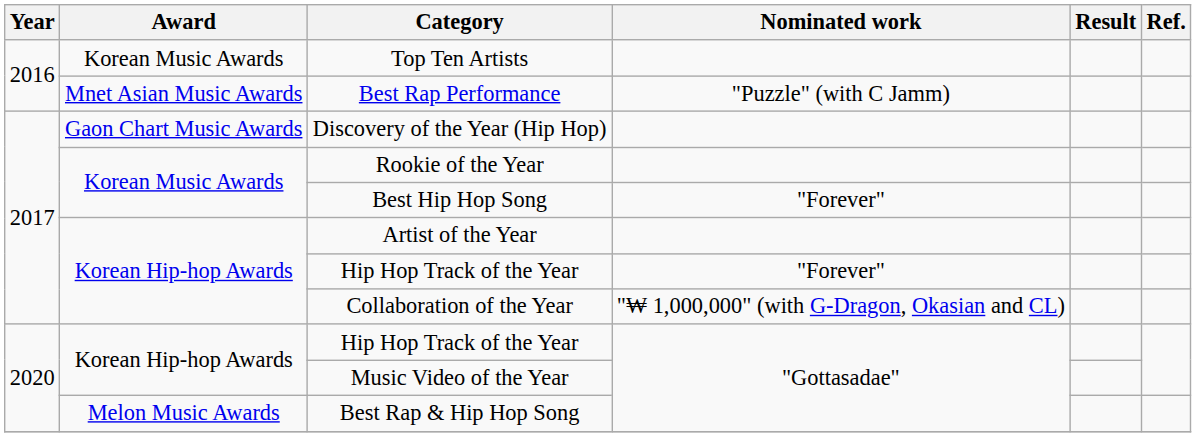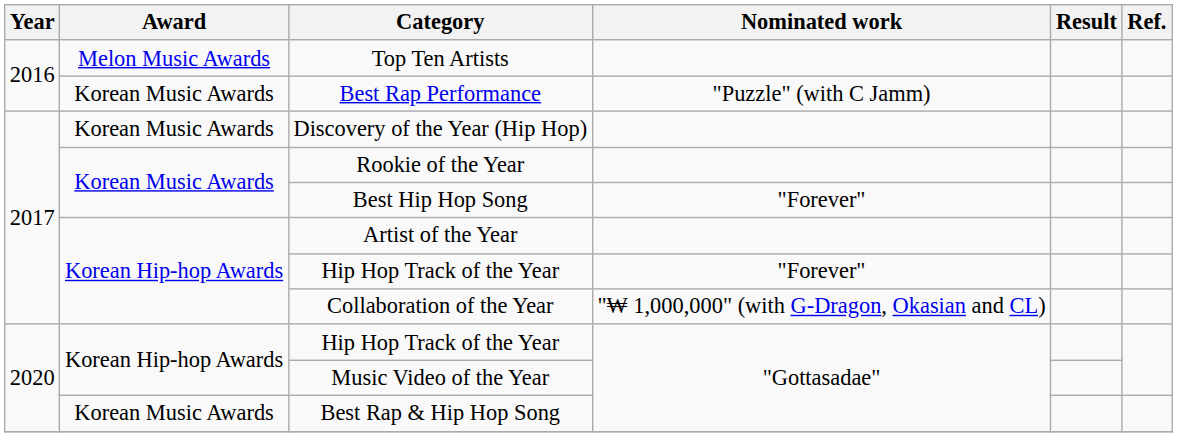(184, 57) Korean Music Awards -> (174, 57) Melon Music Awards
(184, 93) Mnet Asian Music Awards -> (174, 93) Korean Music Awards
(184, 128) Gaon Chart Music Awards -> (174, 128) Korean Music Awards
(184, 413) Melon Music Awards -> (174, 413) Korean Music Awards
